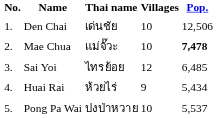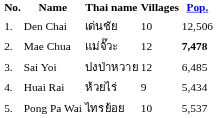(147, 46) 10 -> (147, 46) 12
(105, 67) ไทรย้อย -> (111, 67) ปงป่าหวาย
(111, 108) ปงป่าหวาย -> (105, 108) ไทรย้อย
